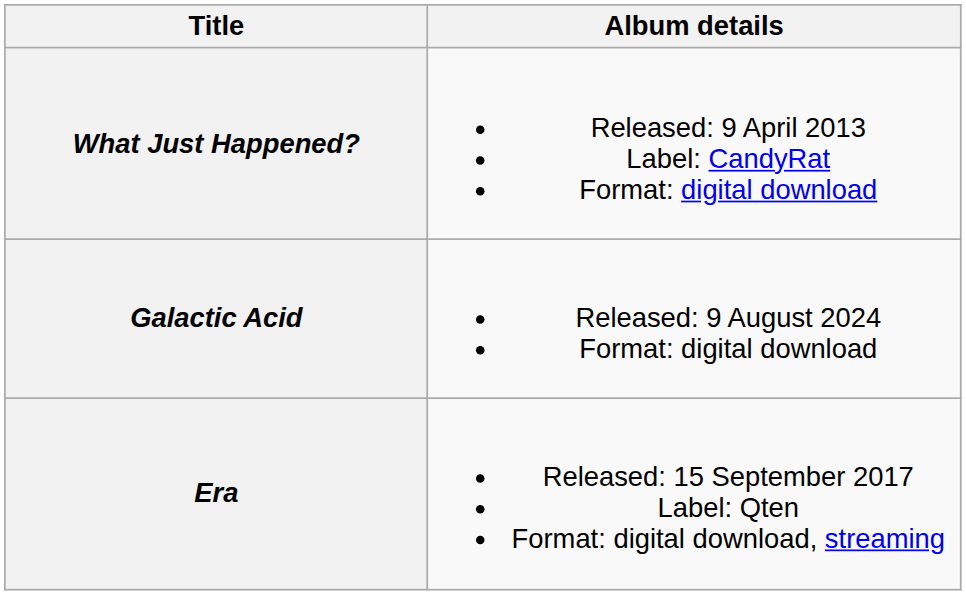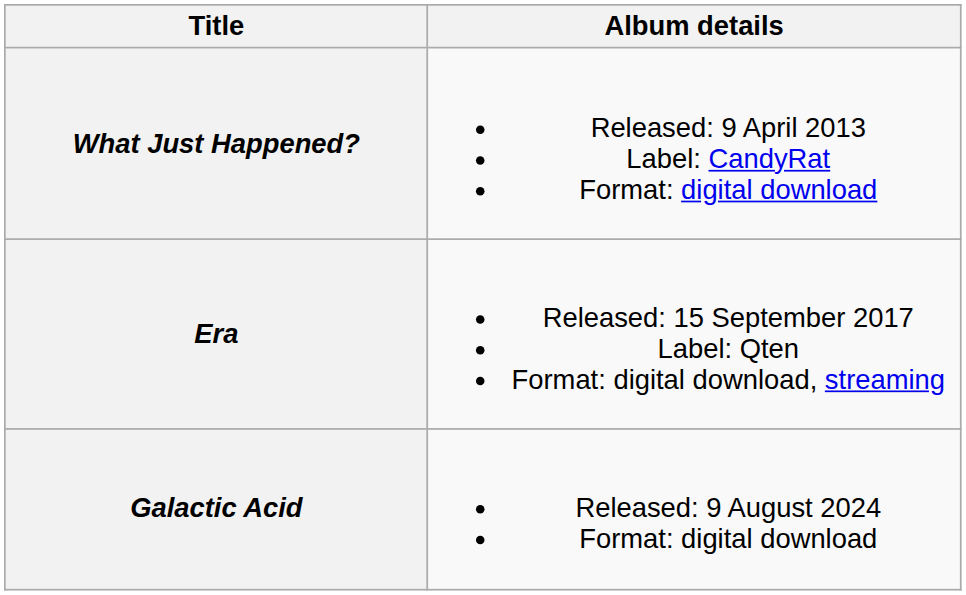rows swapped: (216, 493) <-> (216, 318)
